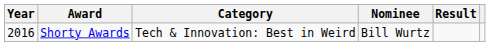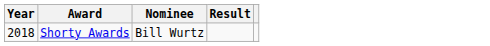- column: (245, 14)
(21, 32) 2016 -> (21, 32) 2018
